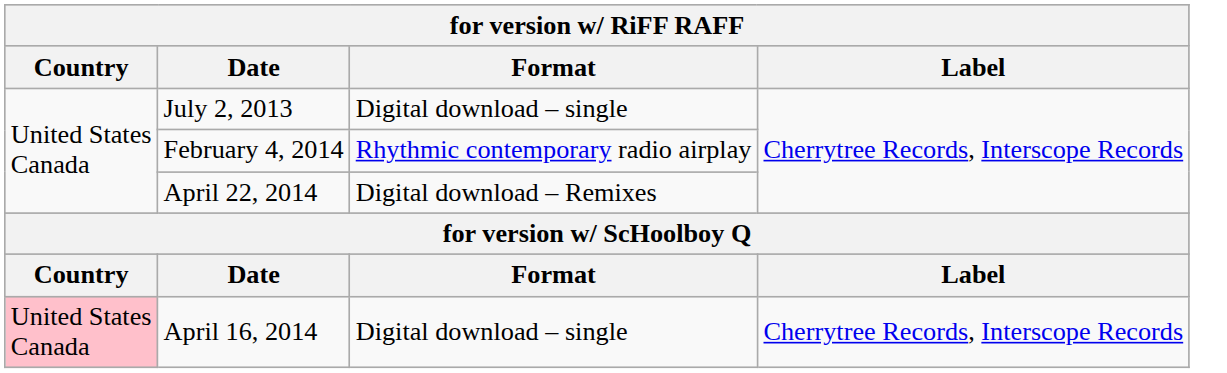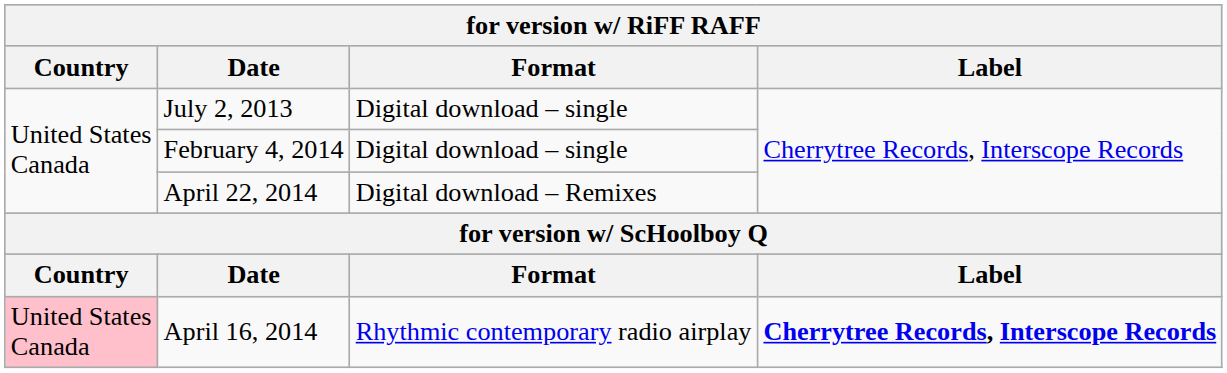(554, 150) Rhythmic contemporary radio airplay -> (492, 150) Digital download – single
(492, 331) Digital download – single -> (554, 331) Rhythmic contemporary radio airplay
(973, 331) normal -> (990, 331) bold
